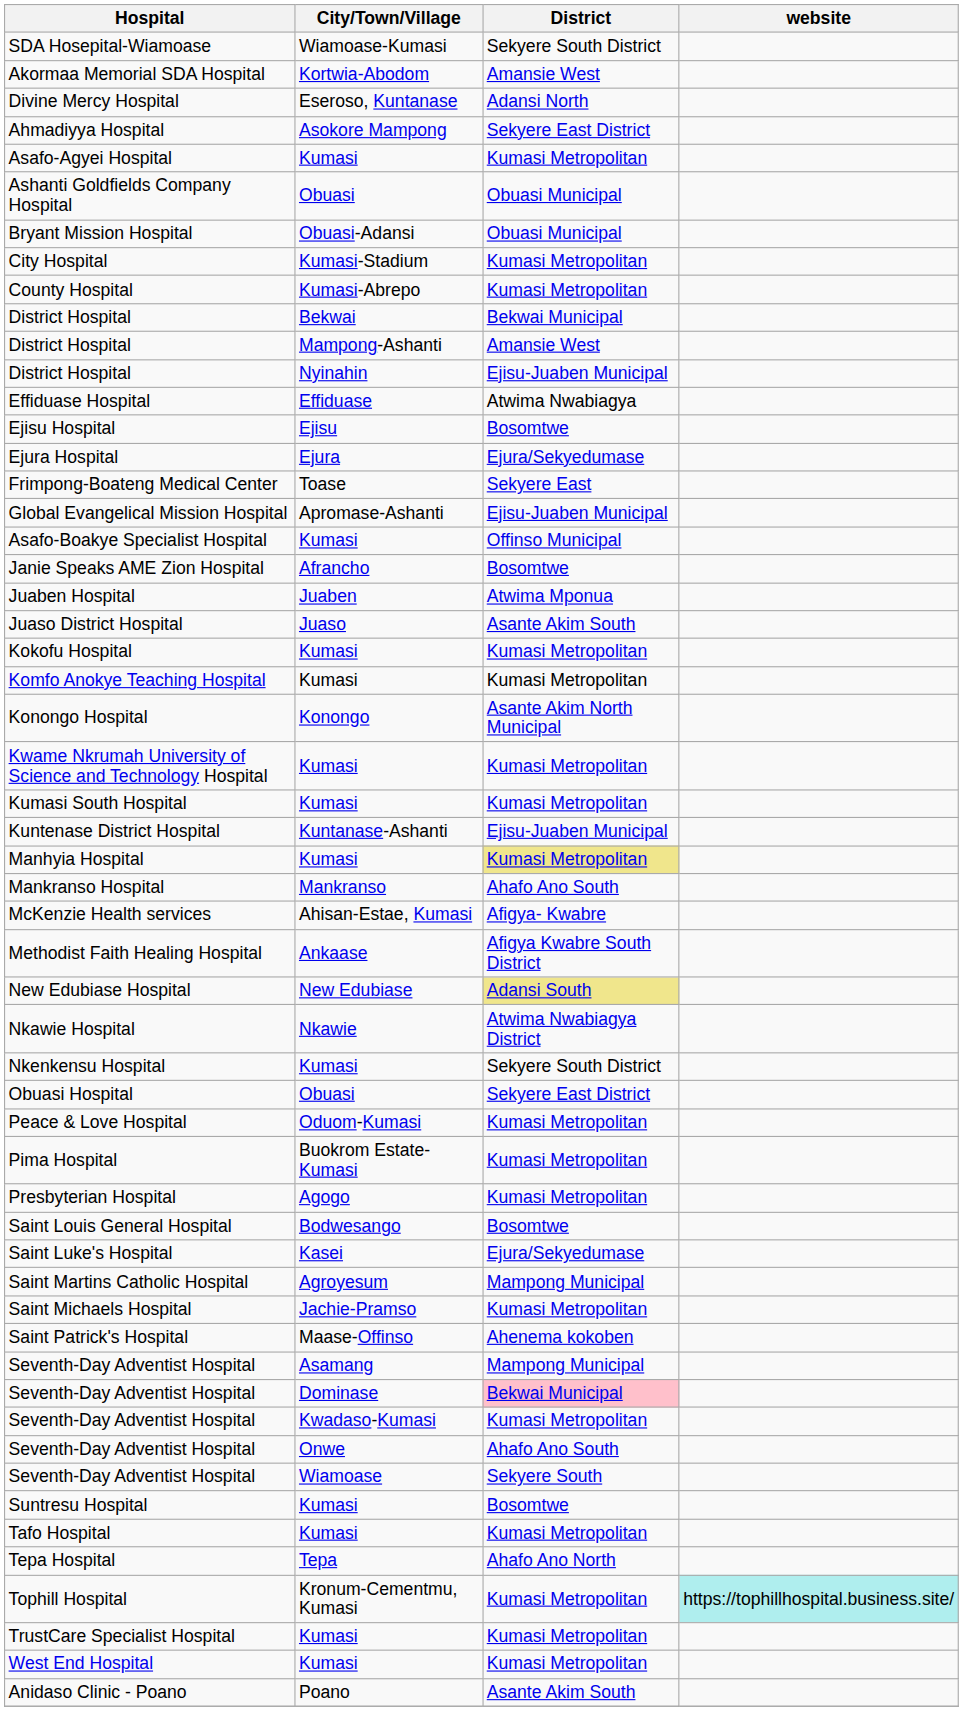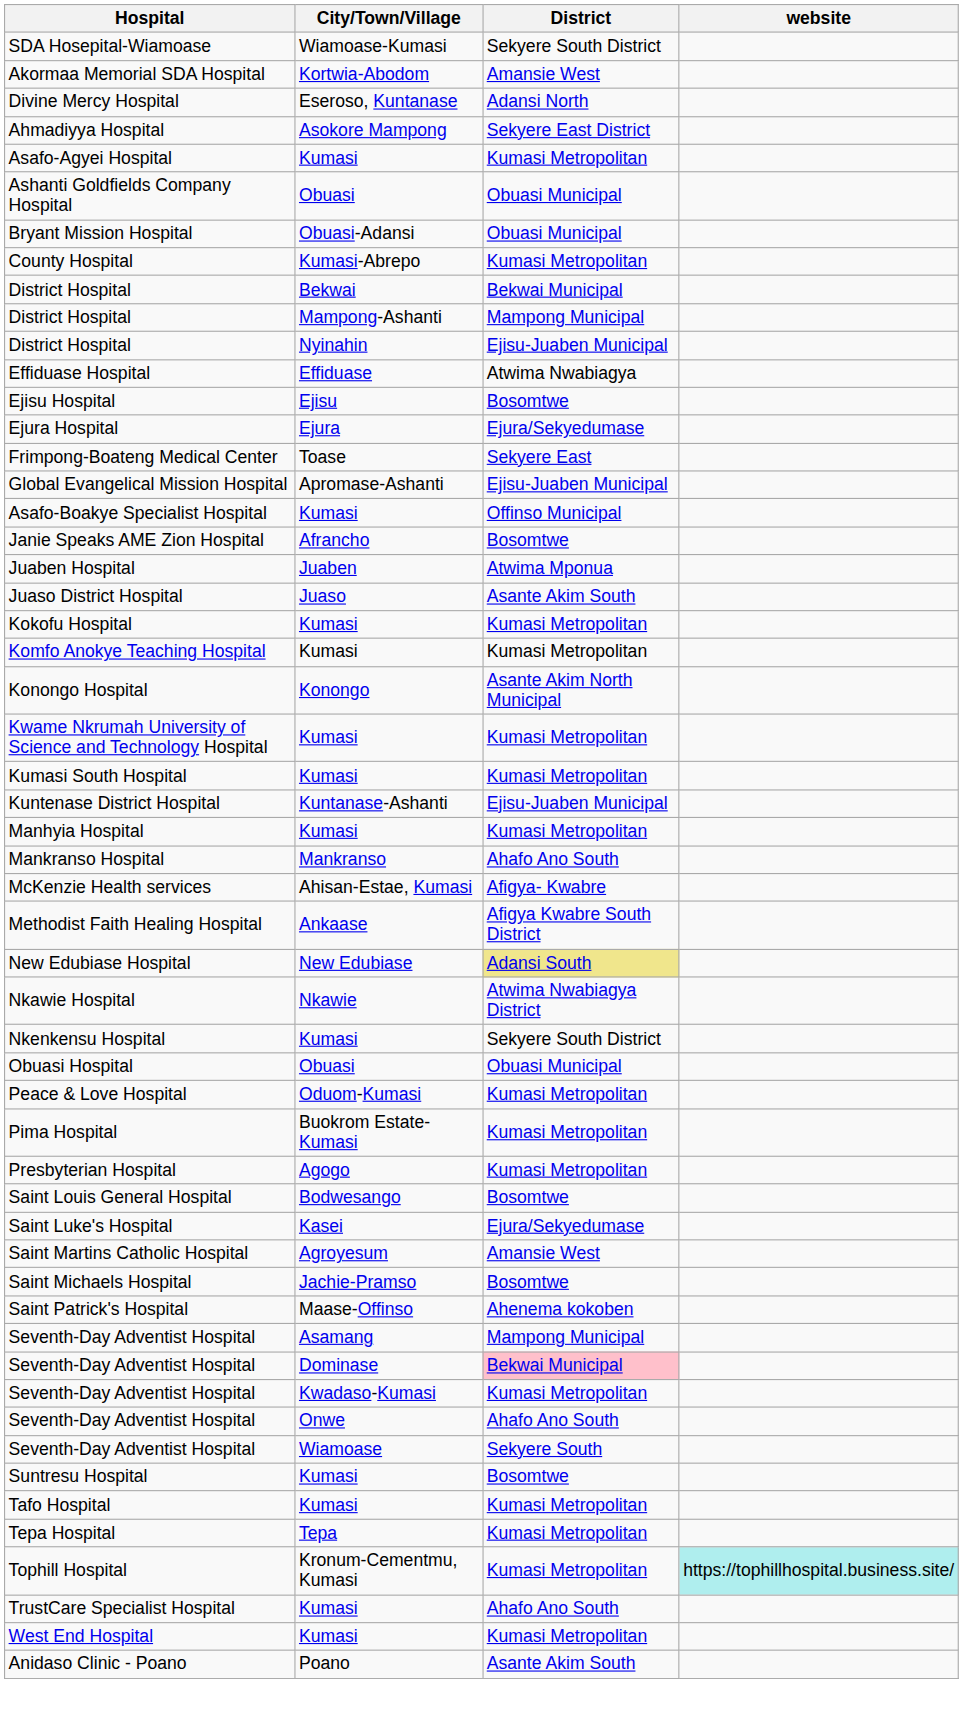- row: (58, 261)
(543, 345) Amansie West -> (565, 317) Mampong Municipal
(567, 859) khaki background -> (567, 831) no background
(568, 1094) Sekyere East District -> (554, 1066) Obuasi Municipal
(565, 1281) Mampong Municipal -> (543, 1253) Amansie West
(567, 1309) Kumasi Metropolitan -> (528, 1281) Bosomtwe
(551, 1560) Ahafo Ano North -> (567, 1532) Kumasi Metropolitan
(567, 1636) Kumasi Metropolitan -> (553, 1608) Ahafo Ano South
